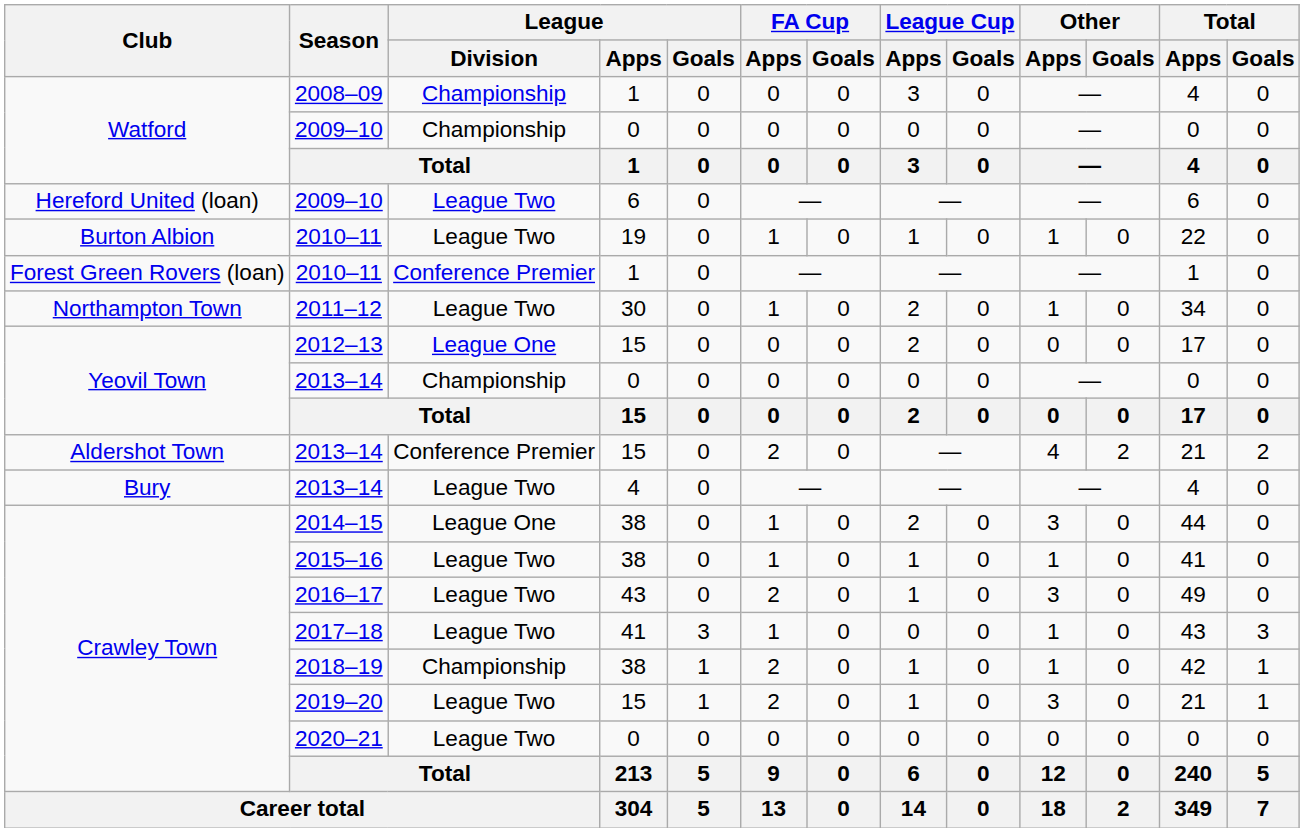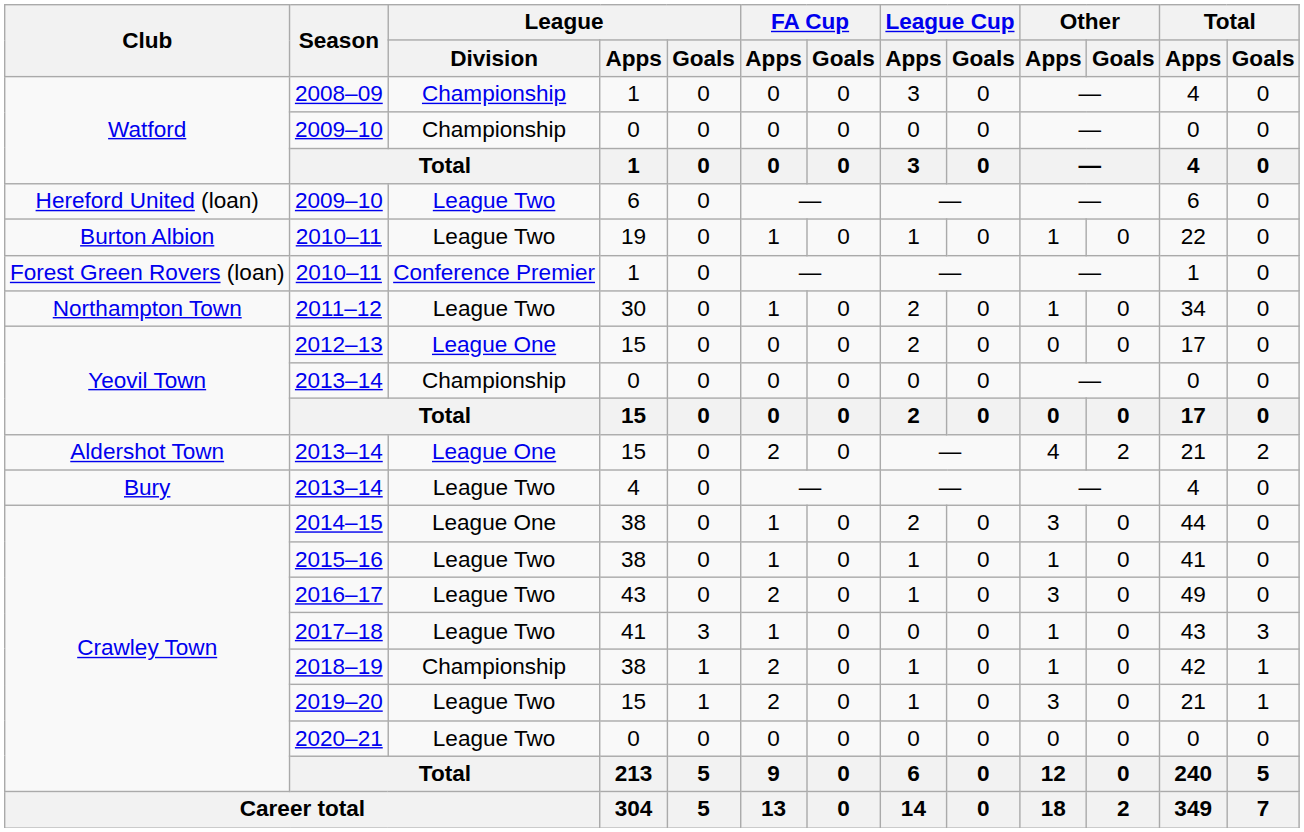(494, 451) Conference Premier -> (494, 451) League One
